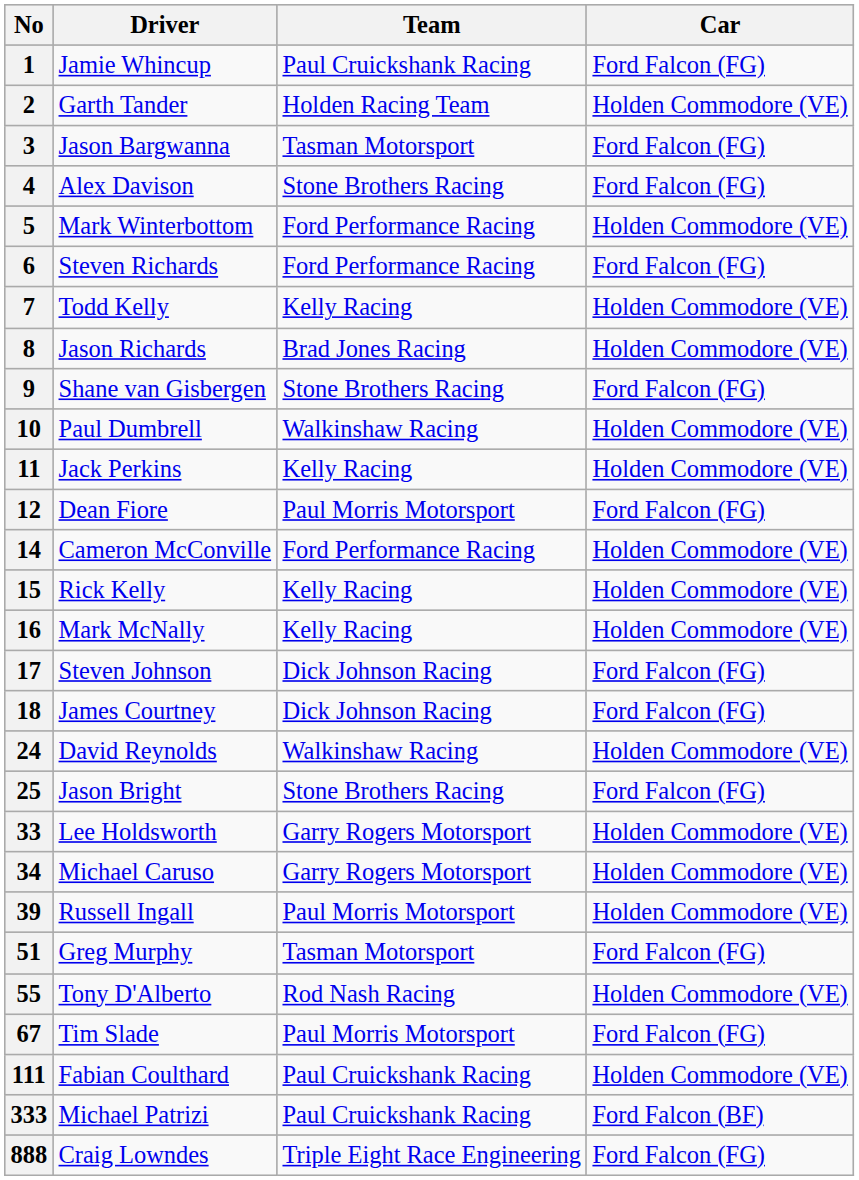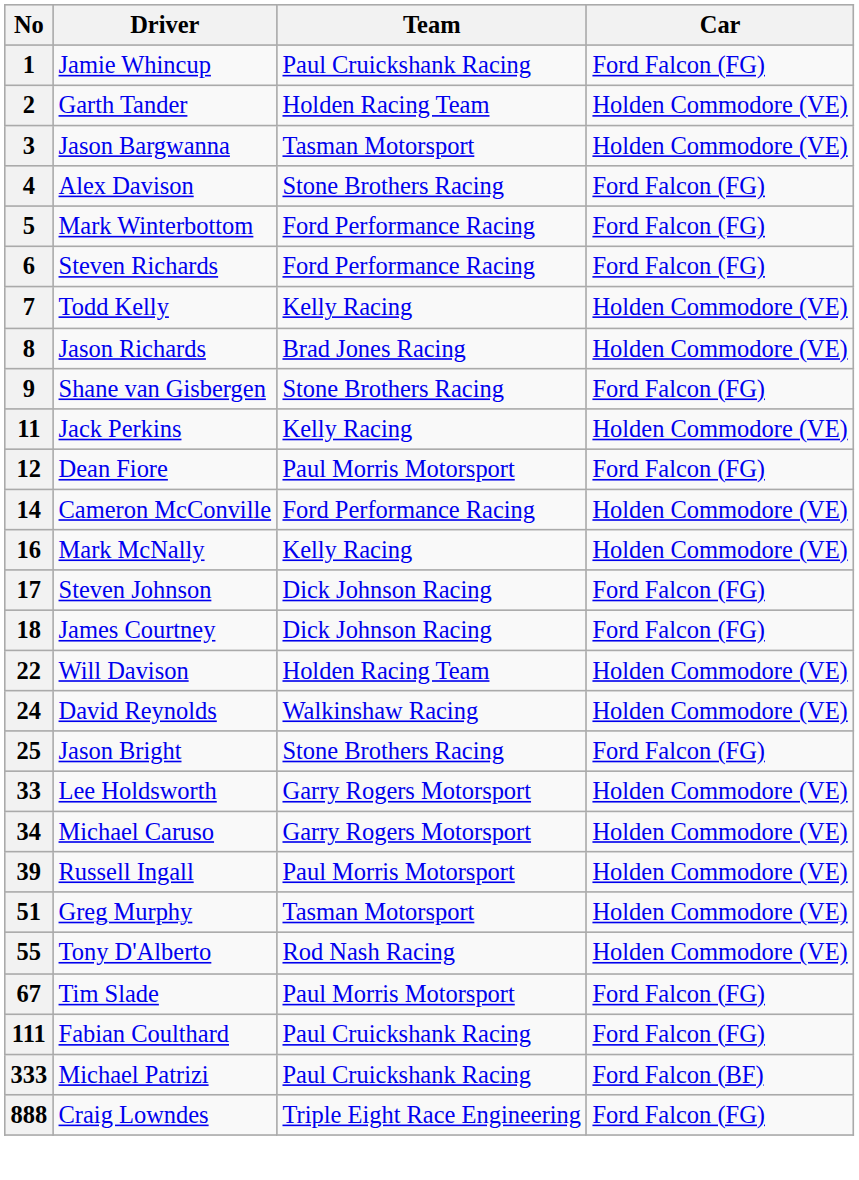(679, 145) Ford Falcon (FG) -> (720, 145) Holden Commodore (VE)
(720, 226) Holden Commodore (VE) -> (679, 226) Ford Falcon (FG)
- row: (29, 428)
- row: (29, 589)
+ row: (29, 670)
(679, 952) Ford Falcon (FG) -> (720, 912) Holden Commodore (VE)
(720, 1073) Holden Commodore (VE) -> (679, 1033) Ford Falcon (FG)
